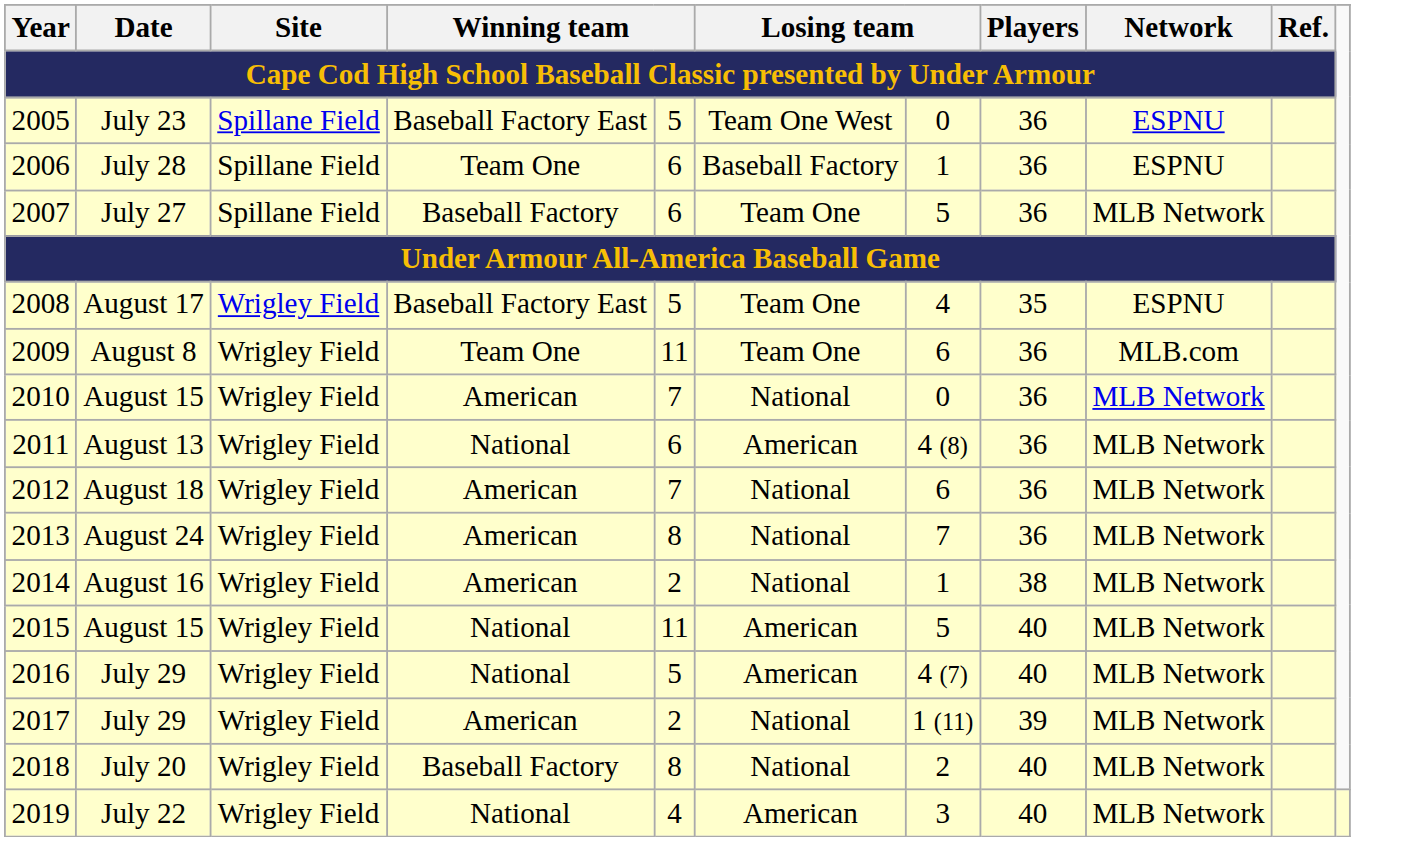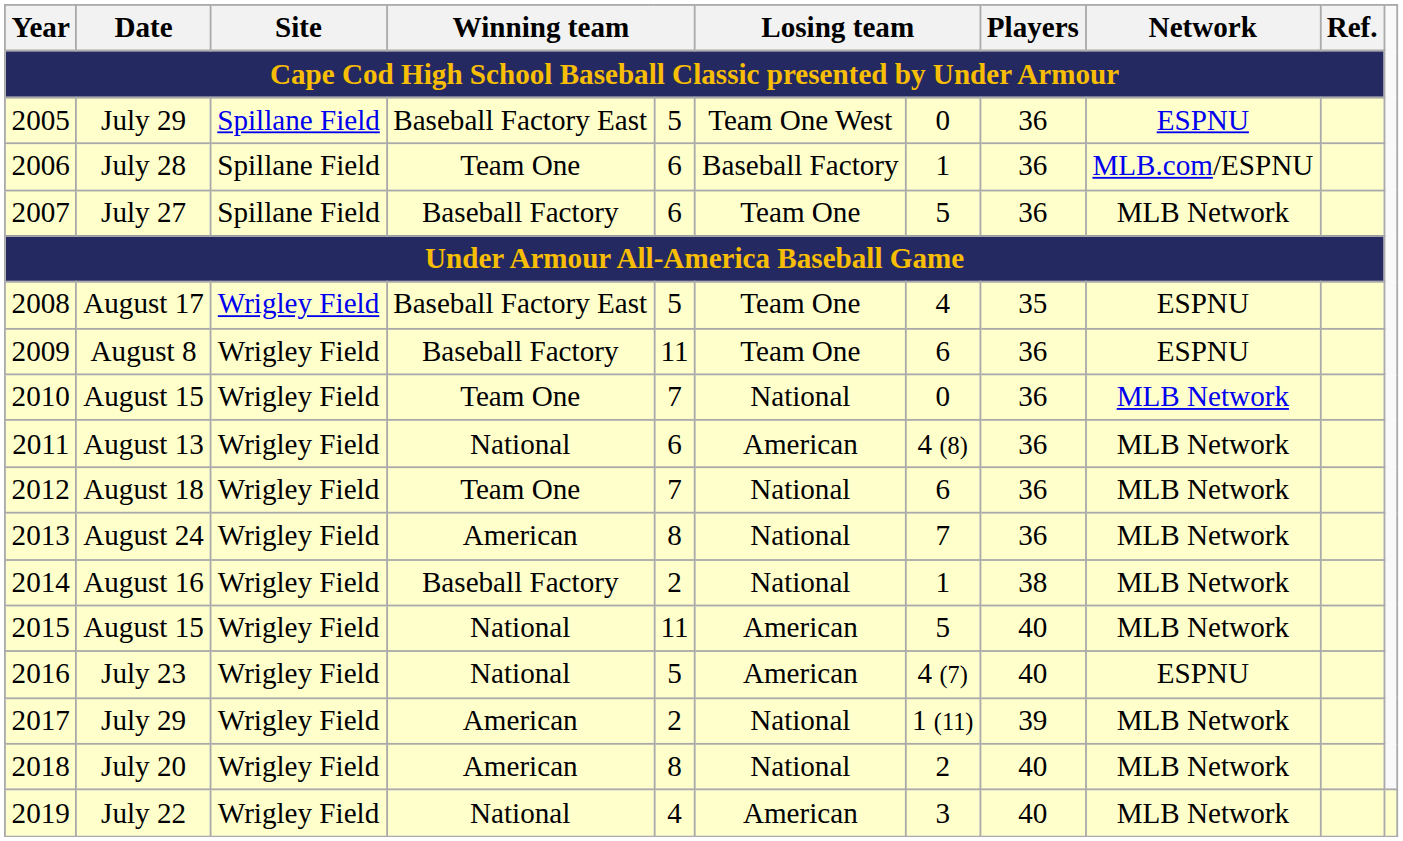(144, 119) July 23 -> (144, 119) July 29
(1179, 166) ESPNU -> (1203, 166) MLB.com/ESPNU
(520, 350) Team One -> (520, 350) Baseball Factory
(1179, 350) MLB.com -> (1203, 350) ESPNU
(520, 397) American -> (520, 397) Team One
(520, 489) American -> (520, 489) Team One
(520, 581) American -> (520, 581) Baseball Factory
(144, 674) July 29 -> (144, 674) July 23
(1179, 674) MLB Network -> (1203, 674) ESPNU
(520, 766) Baseball Factory -> (520, 766) American
